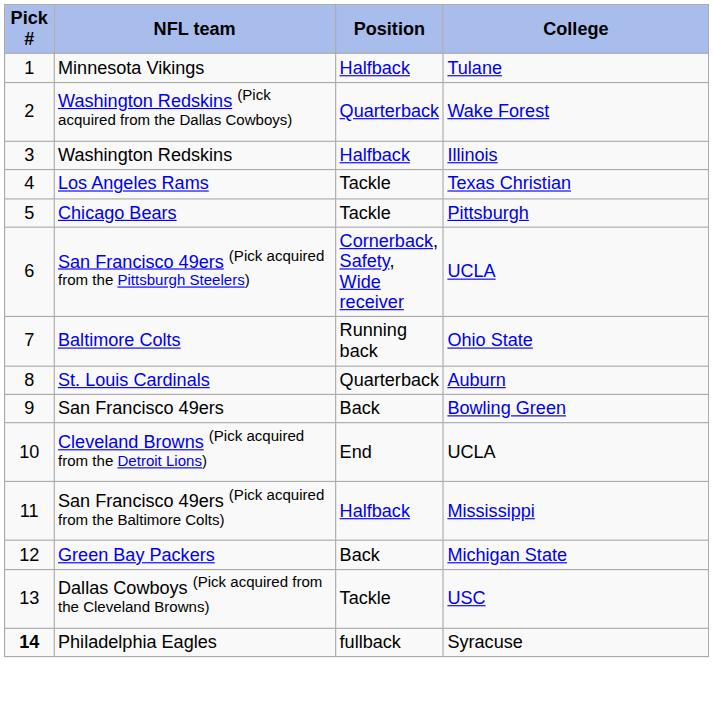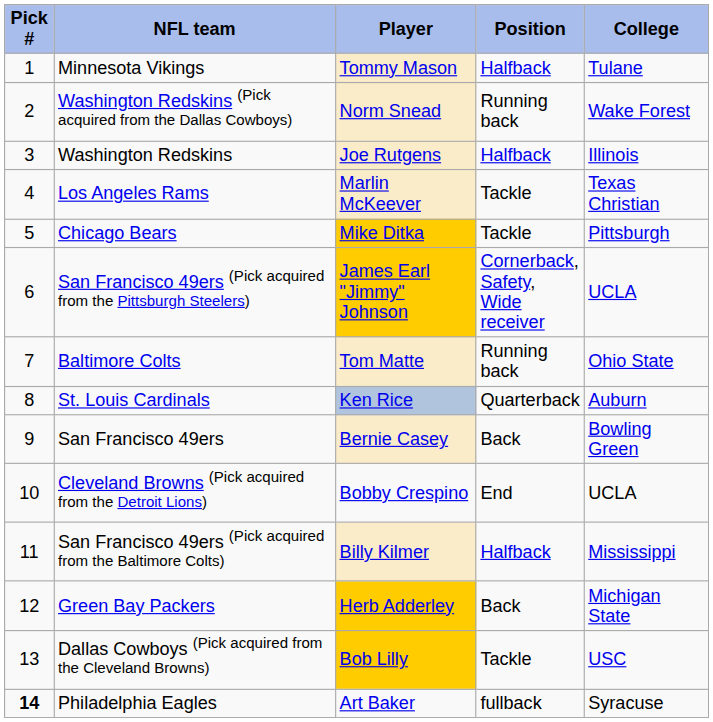+ column: (406, 29)
(389, 111) Quarterback -> (514, 111) Running back
